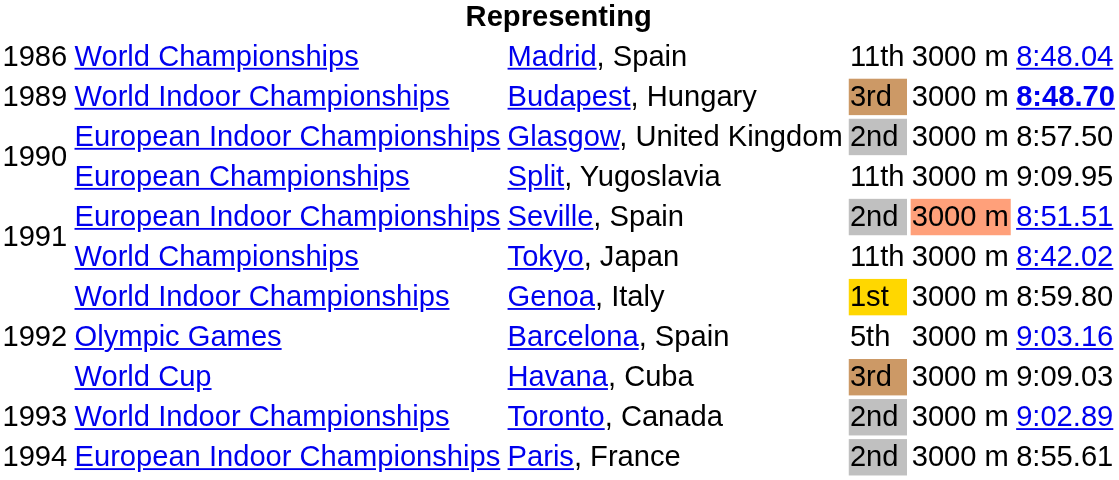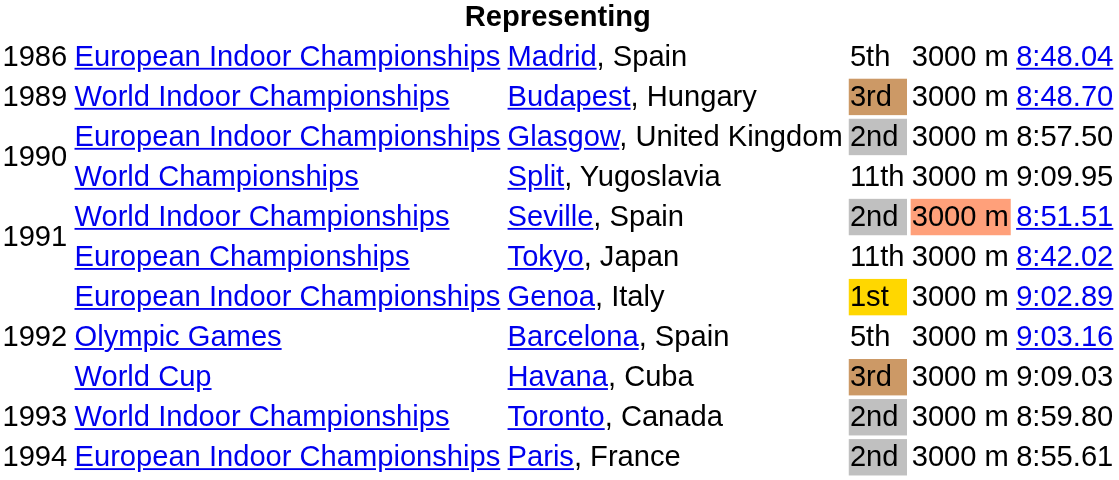(217, 56) World Championships -> (287, 56) European Indoor Championships
(877, 56) 11th -> (870, 56) 5th
(1066, 96) bold -> (1065, 96) normal
(242, 176) European Championships -> (217, 176) World Championships
(287, 216) European Indoor Championships -> (262, 216) World Indoor Championships
(217, 256) World Championships -> (242, 256) European Championships
(262, 296) World Indoor Championships -> (287, 296) European Indoor Championships
(1065, 296) 8:59.80 -> (1065, 296) 9:02.89
(1065, 416) 9:02.89 -> (1065, 416) 8:59.80
